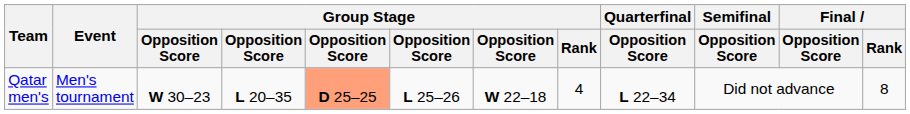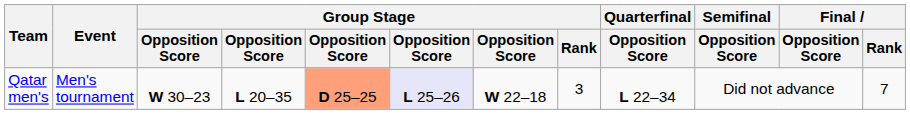(432, 98) no background -> (432, 98) lavender background
(579, 89) 4 -> (579, 89) 3
(884, 89) 8 -> (884, 89) 7
